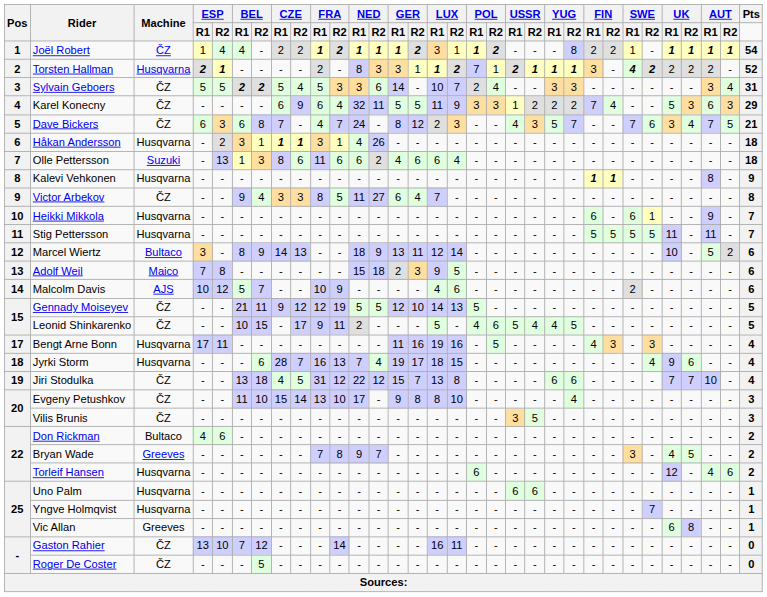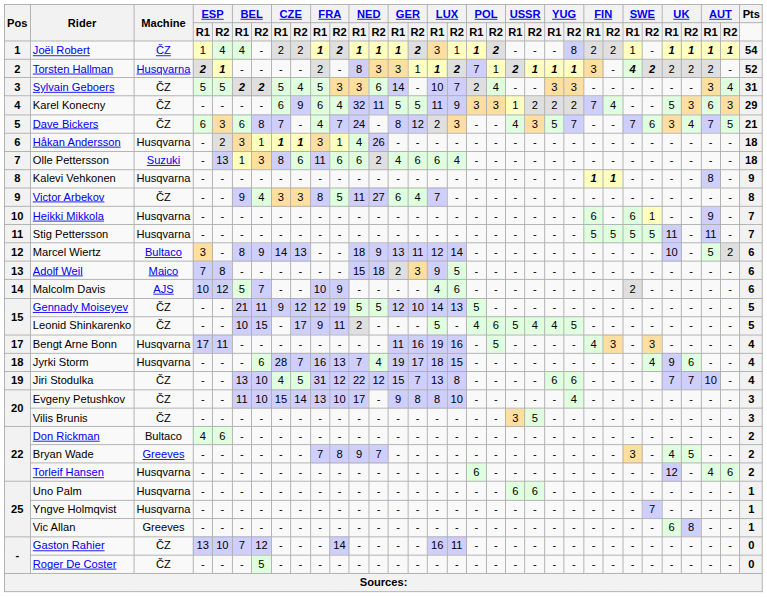(261, 380) 18 -> (261, 380) 10
